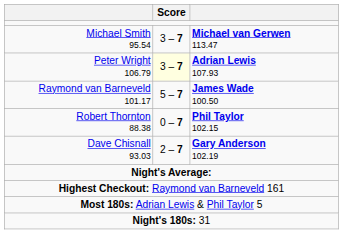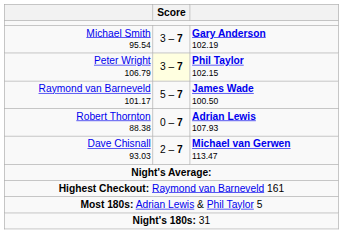(241, 39) Michael van Gerwen 113.47 -> (229, 39) Gary Anderson 102.19
(224, 67) Adrian Lewis 107.93 -> (218, 67) Phil Taylor 102.15
(218, 122) Phil Taylor 102.15 -> (224, 122) Adrian Lewis 107.93
(229, 150) Gary Anderson 102.19 -> (241, 150) Michael van Gerwen 113.47
